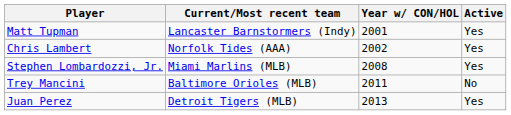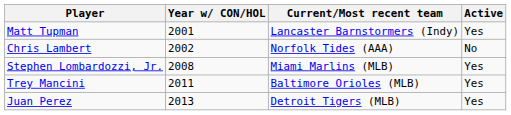columns swapped: (410, 13) <-> (262, 13)
(474, 48) Yes -> (471, 48) No
(471, 84) No -> (474, 84) Yes
